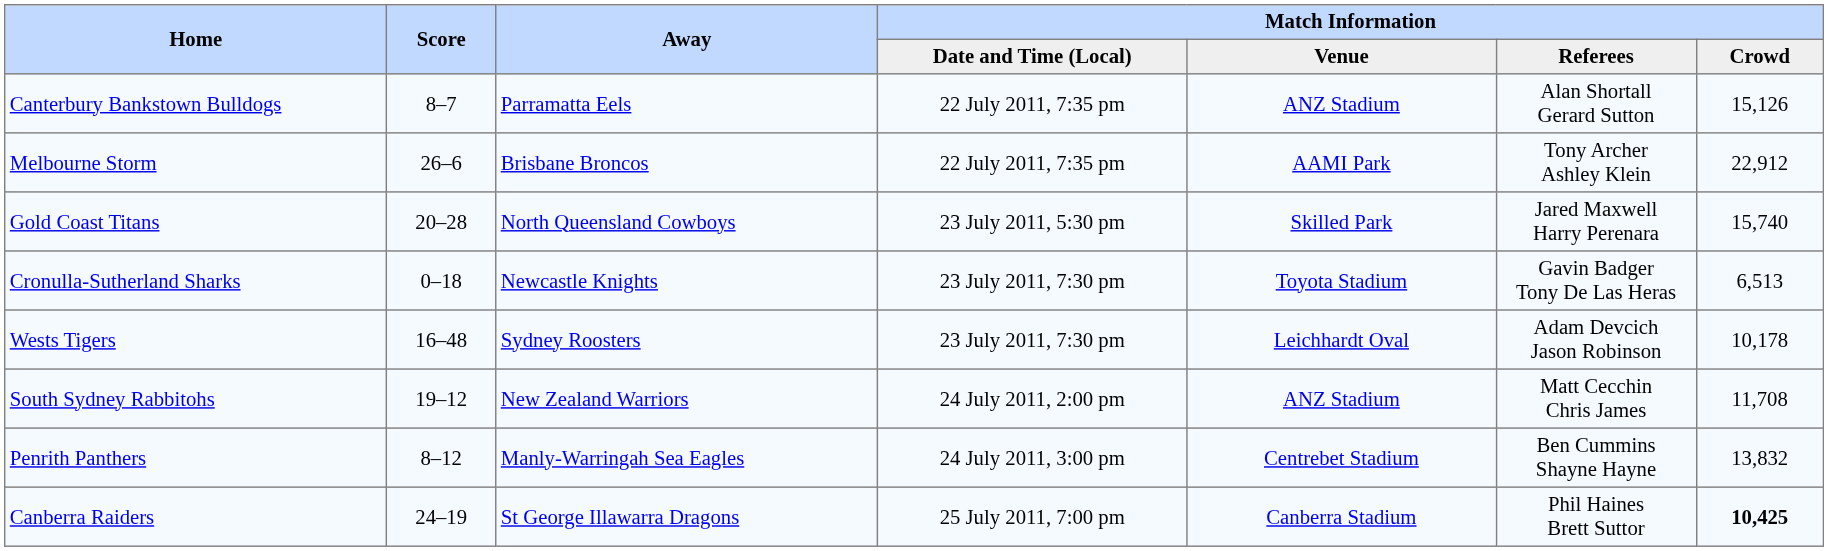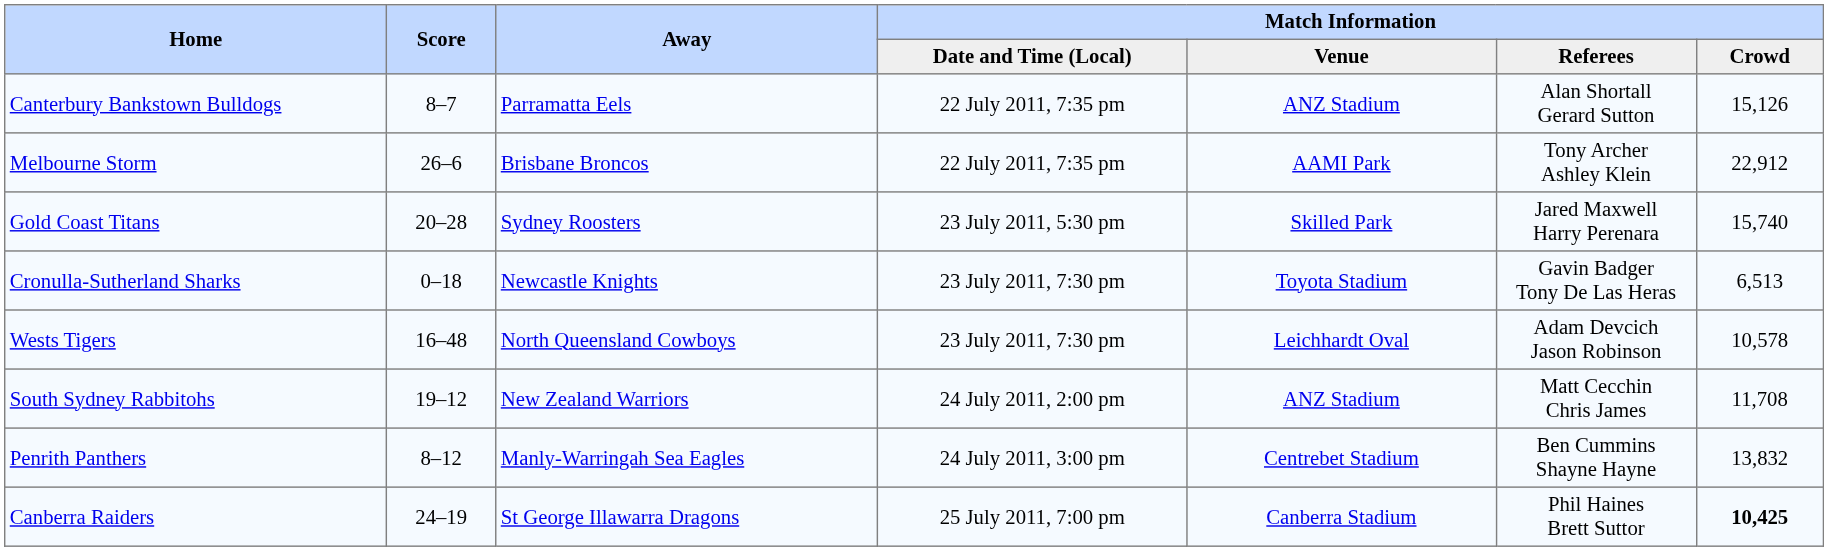(618, 221) North Queensland Cowboys -> (571, 221) Sydney Roosters
(571, 339) Sydney Roosters -> (618, 339) North Queensland Cowboys
(1760, 339) 10,178 -> (1760, 339) 10,578
